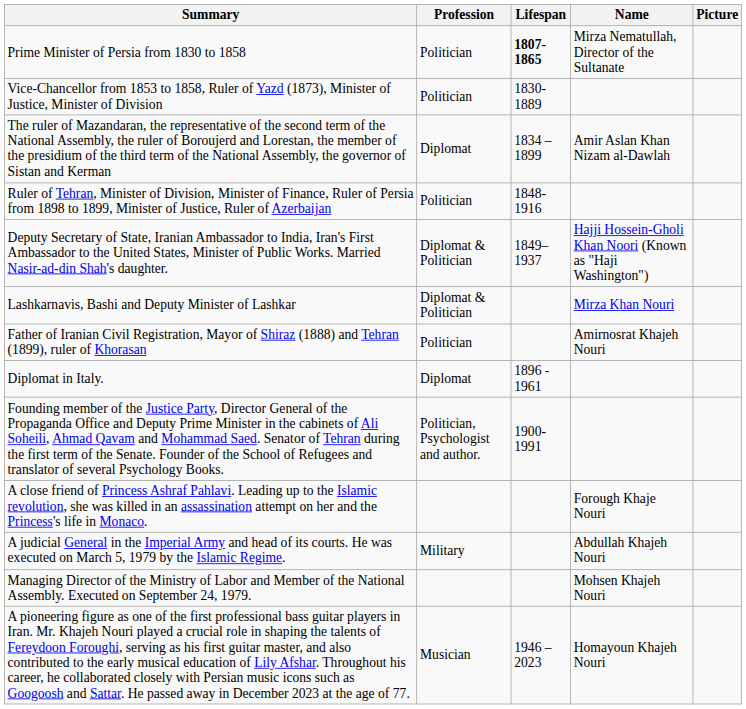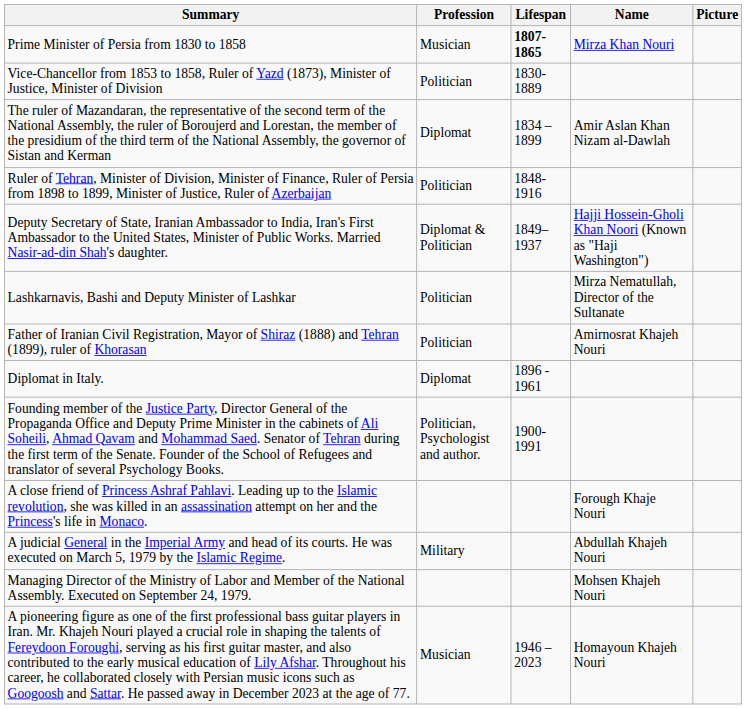(446, 52) Politician -> (445, 44) Musician
(625, 52) Mirza Nematullah, Director of the Sultanate -> (624, 44) Mirza Khan Nouri
(453, 305) Diplomat & Politician -> (446, 297) Politician
(624, 305) Mirza Khan Nouri -> (625, 297) Mirza Nematullah, Director of the Sultanate
